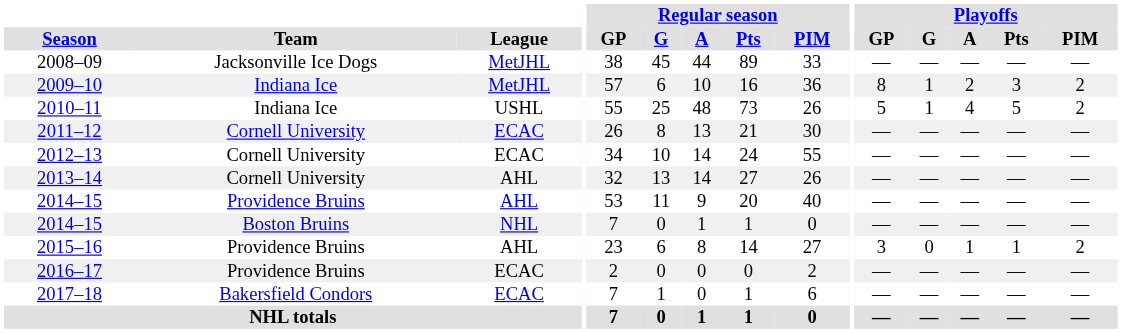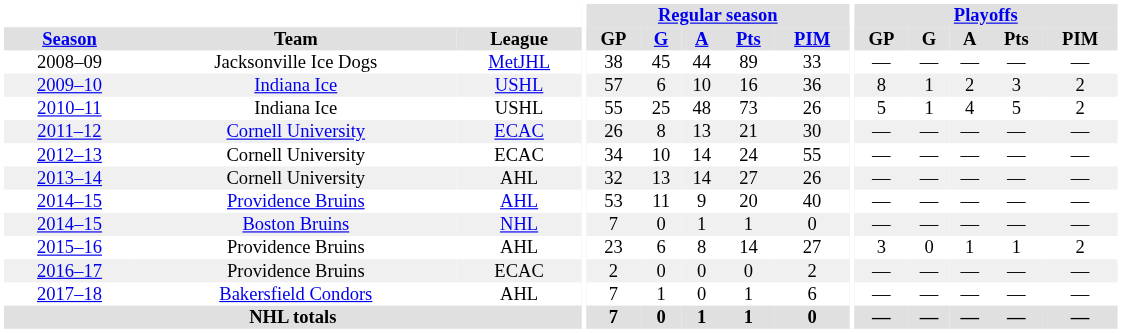(519, 85) MetJHL -> (519, 85) USHL
(519, 293) ECAC -> (519, 293) AHL
